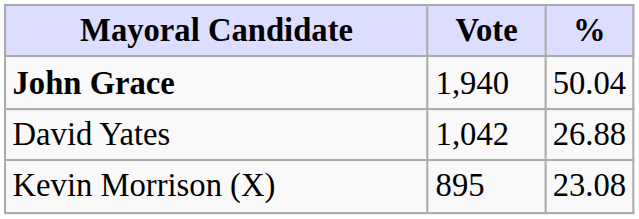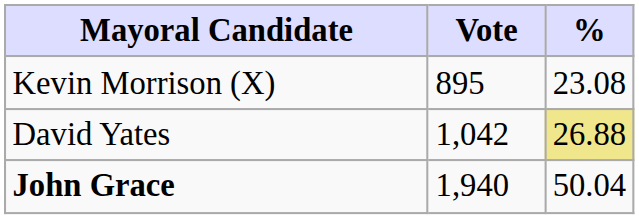rows swapped: (94, 82) <-> (144, 185)
(589, 133) no background -> (589, 133) khaki background
